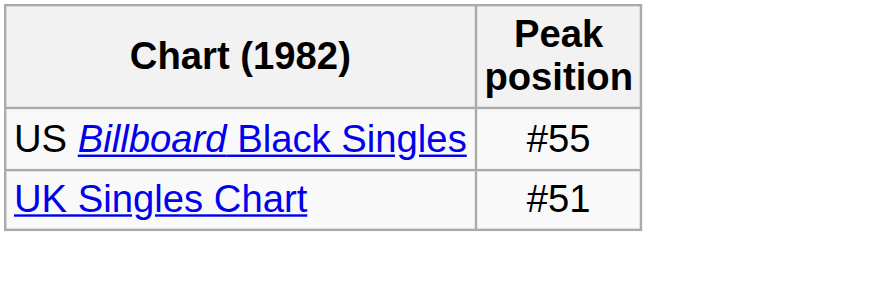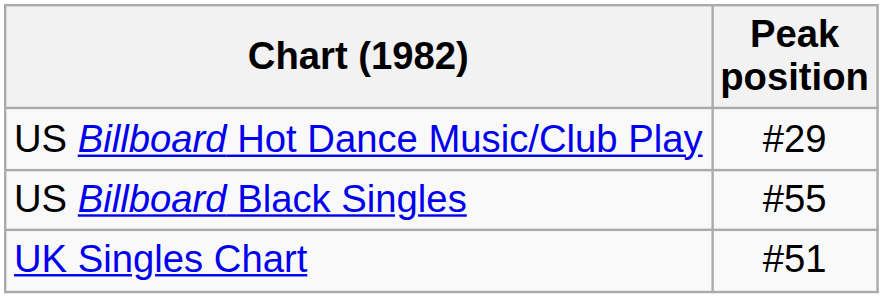+ row: (358, 138)
